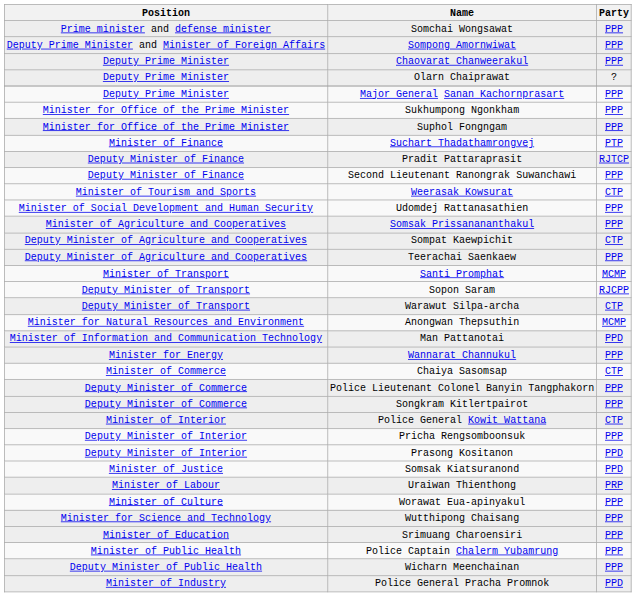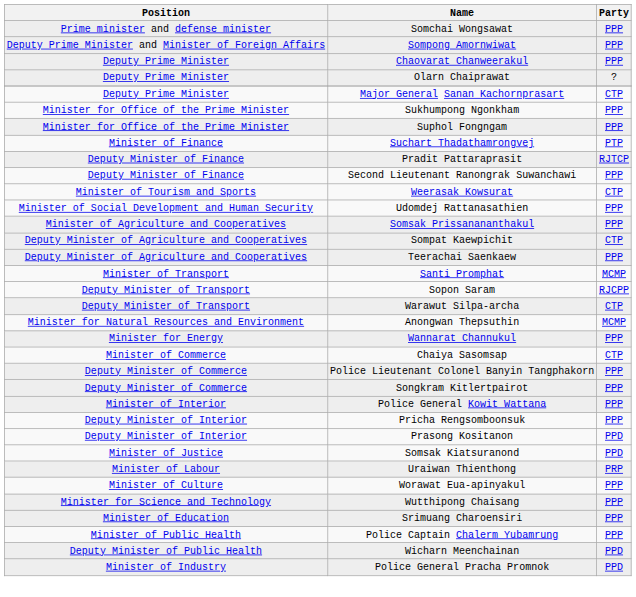(614, 94) PPP -> (614, 94) CTP
- row: (462, 339)
(614, 420) CTP -> (614, 404) PPP
(614, 567) PPP -> (614, 551) PPD
